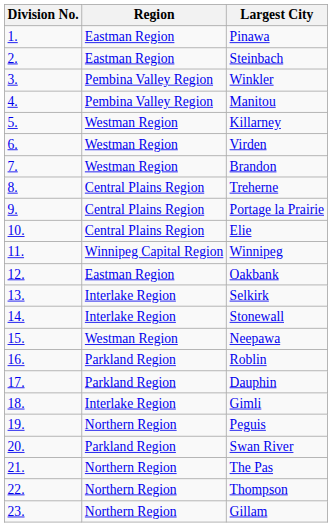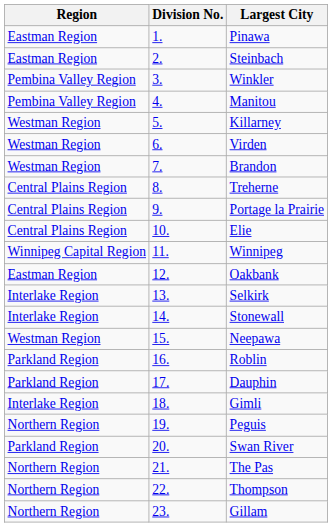columns swapped: (43, 15) <-> (154, 15)
